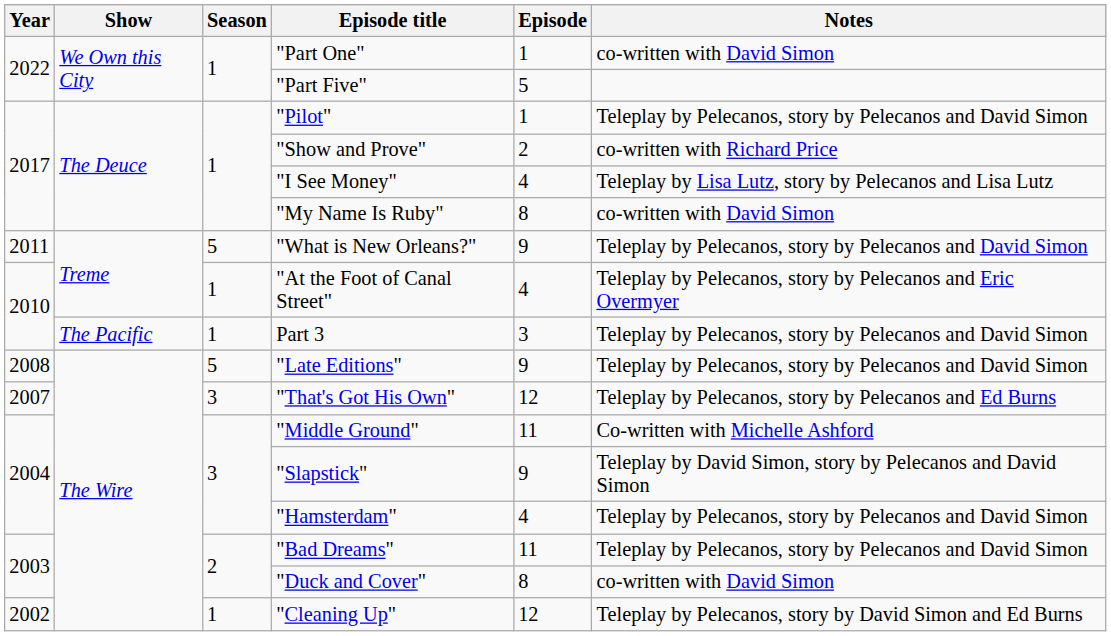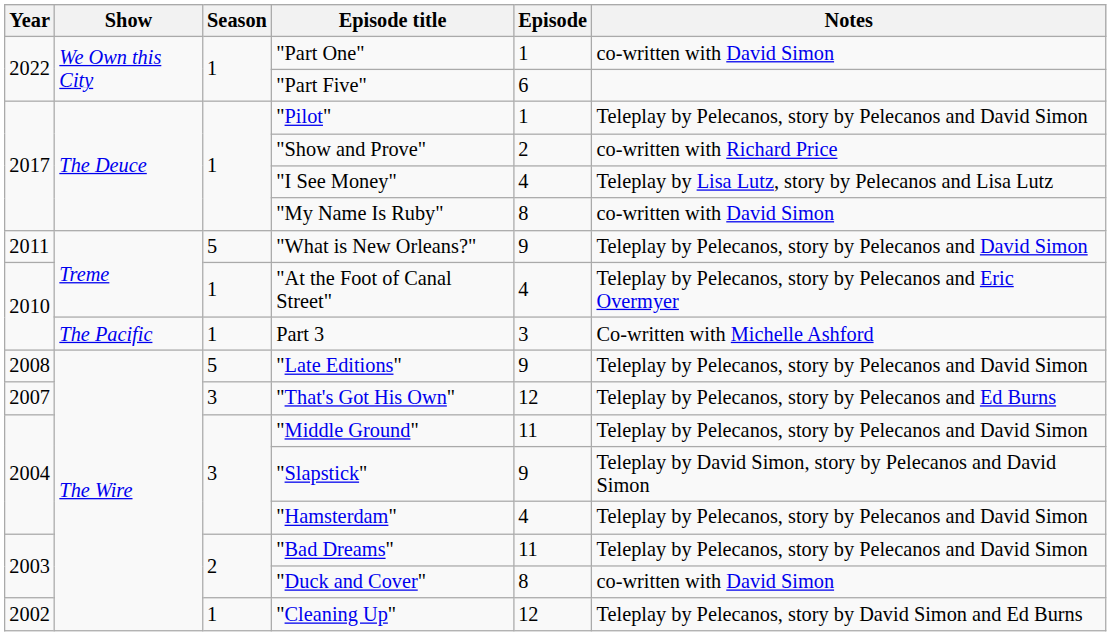(523, 85) 5 -> (523, 85) 6
(842, 333) Teleplay by Pelecanos, story by Pelecanos and David Simon -> (735, 333) Co-written with Michelle Ashford
(735, 430) Co-written with Michelle Ashford -> (842, 430) Teleplay by Pelecanos, story by Pelecanos and David Simon
